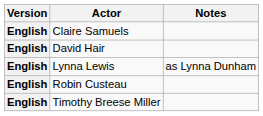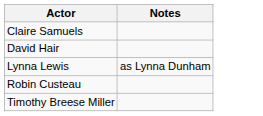- column: (27, 13)
